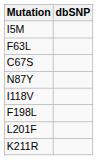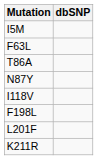- row: (20, 63)
+ row: (19, 63)
